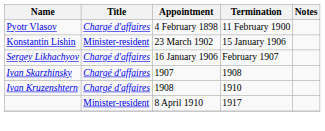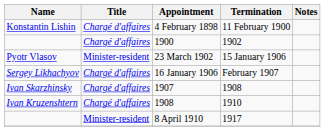(32, 27) Pyotr Vlasov -> (41, 27) Konstantin Lishin
+ row: (164, 42)
(41, 42) Konstantin Lishin -> (32, 57) Pyotr Vlasov
